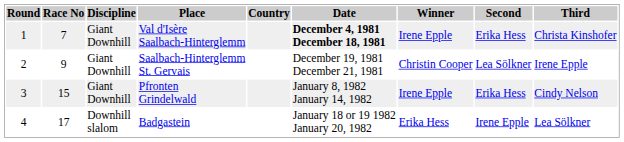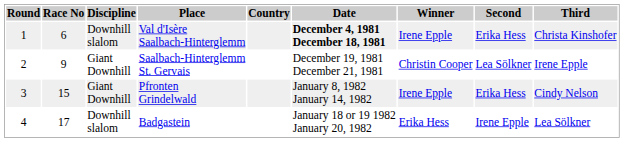(64, 35) 7 -> (64, 35) 6
(109, 35) Giant Downhill -> (109, 35) Downhill slalom
